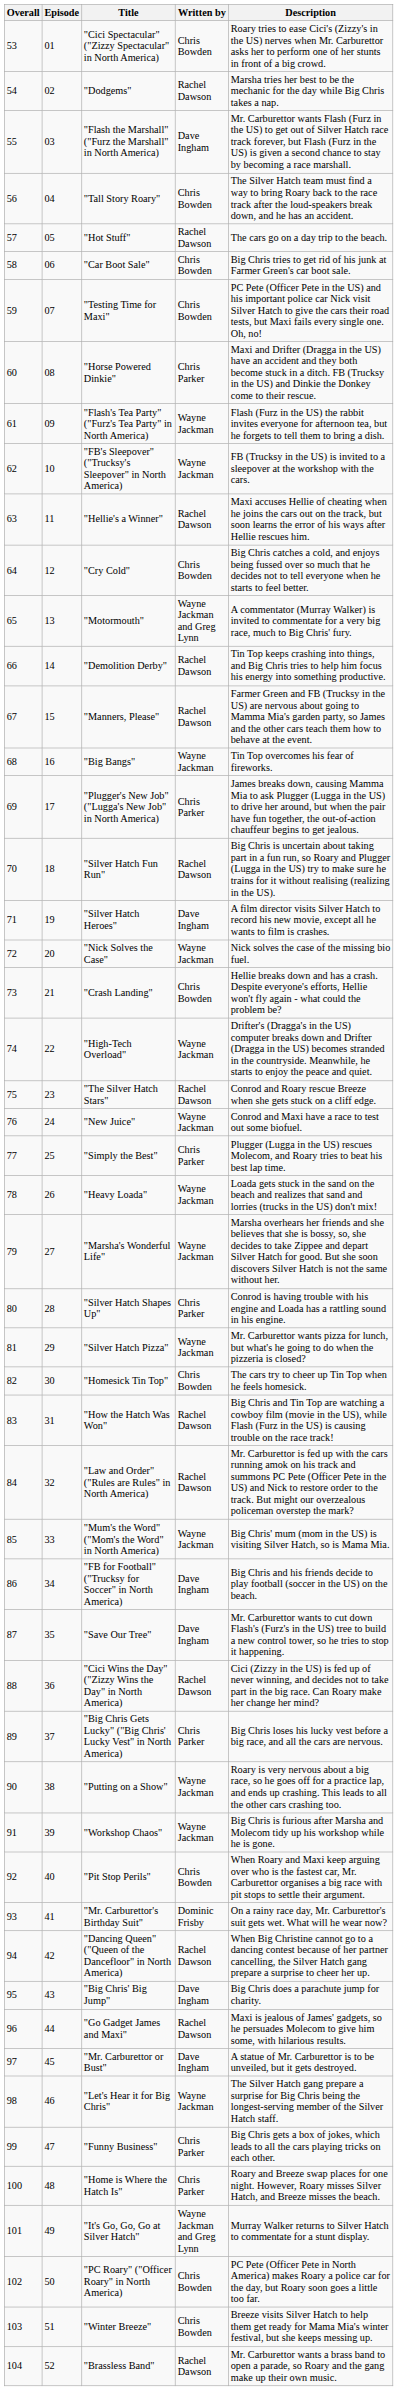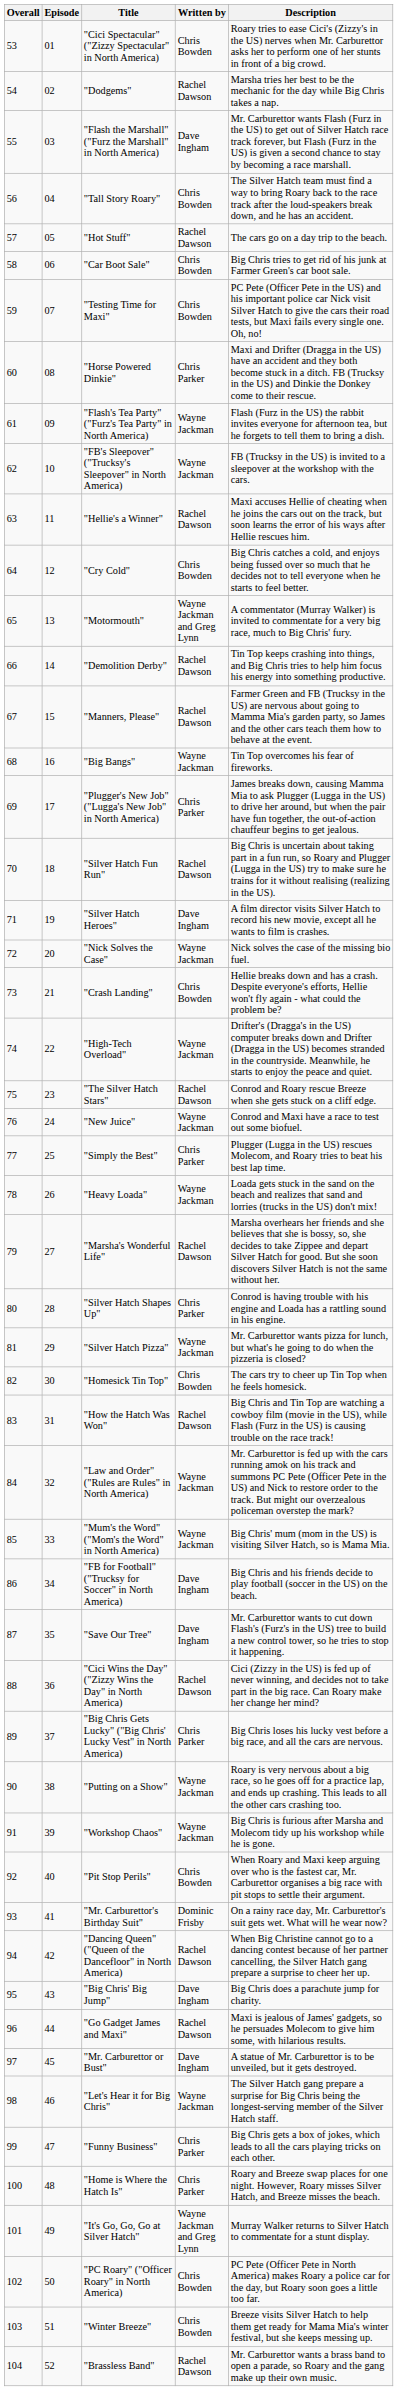(196, 1251) Wayne Jackman -> (194, 1251) Rachel Dawson
(194, 1482) Rachel Dawson -> (196, 1482) Wayne Jackman
